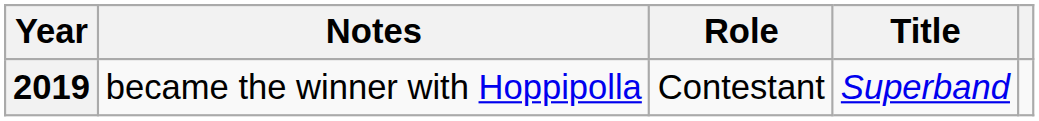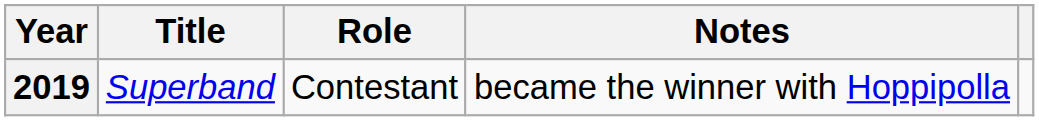columns swapped: (925, 31) <-> (374, 31)
